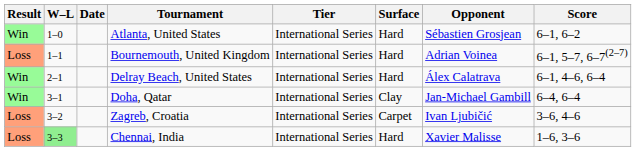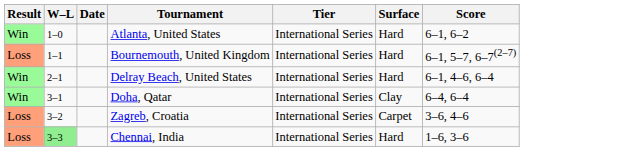- column: (478, 14)
